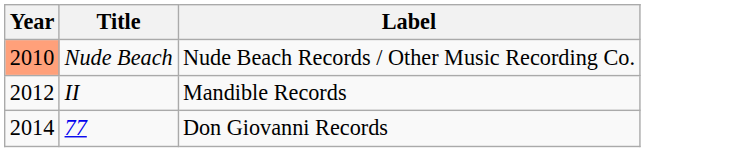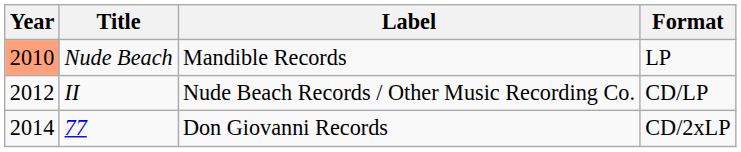+ column: (688, 22)
(409, 57) Nude Beach Records / Other Music Recording Co. -> (265, 57) Mandible Records
(265, 92) Mandible Records -> (409, 92) Nude Beach Records / Other Music Recording Co.
